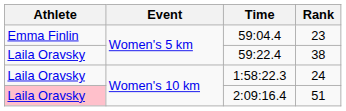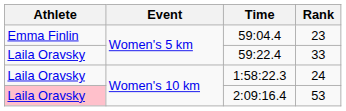(318, 55) 38 -> (318, 55) 33
(318, 96) 51 -> (318, 96) 53
